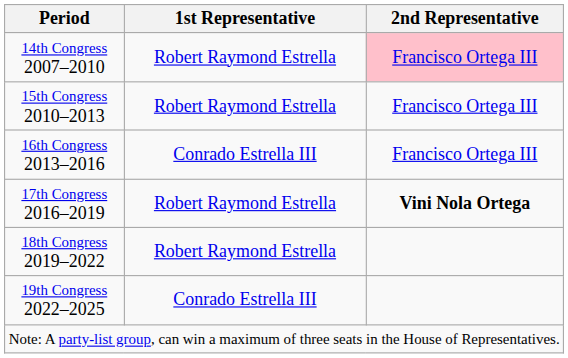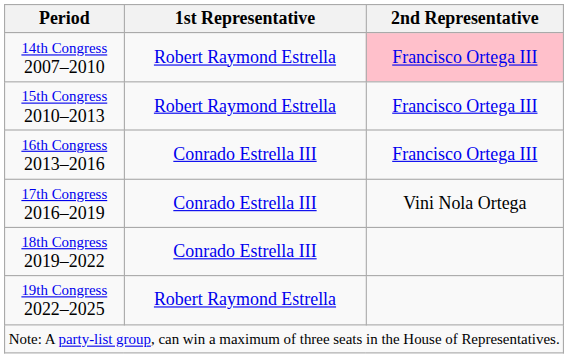(245, 202) Robert Raymond Estrella -> (245, 202) Conrado Estrella III
(465, 202) bold -> (465, 202) normal
(245, 251) Robert Raymond Estrella -> (245, 251) Conrado Estrella III
(245, 300) Conrado Estrella III -> (245, 300) Robert Raymond Estrella
